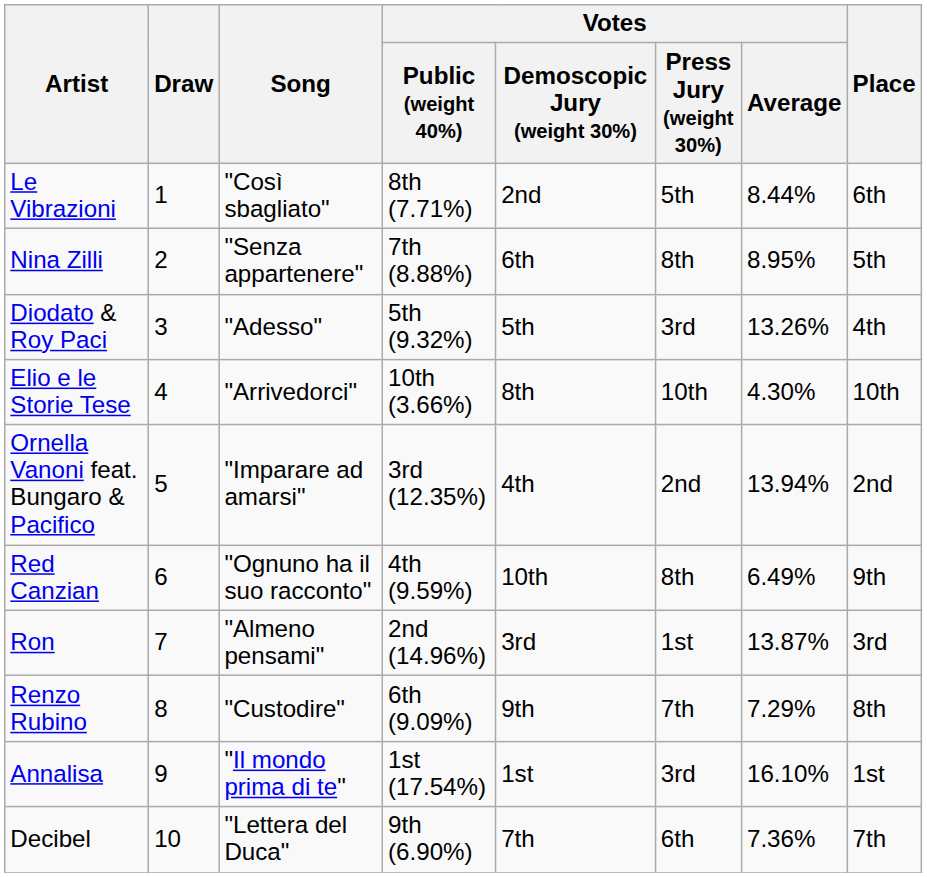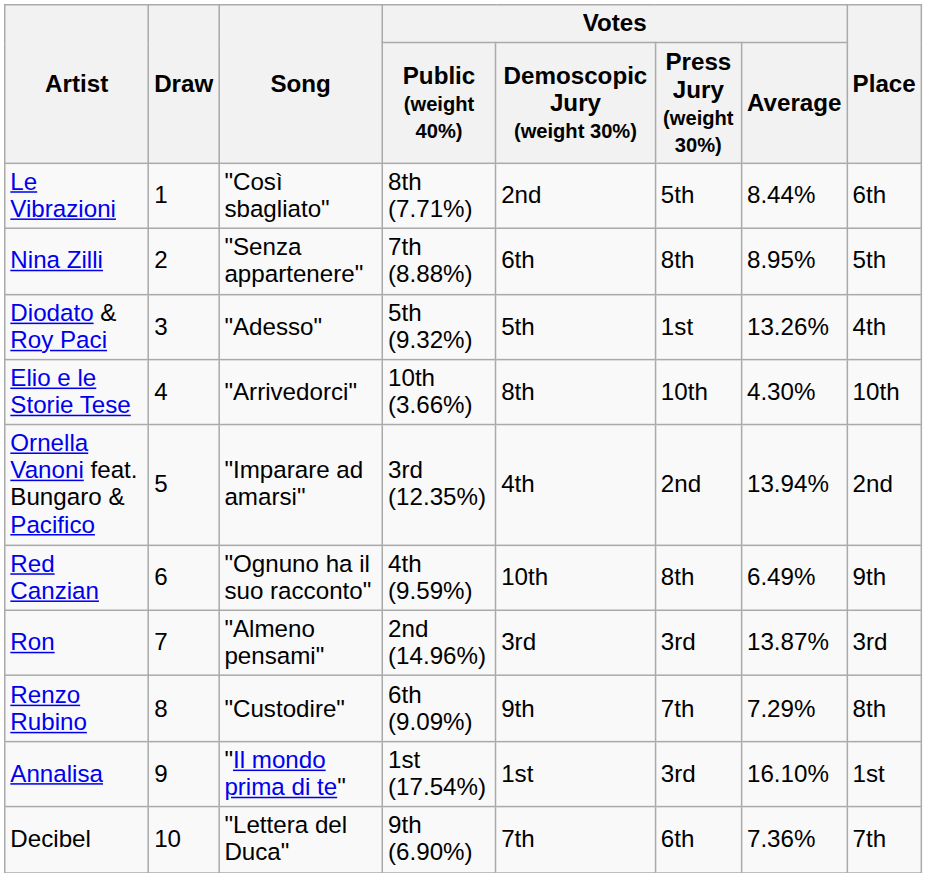(678, 326) 3rd -> (677, 326) 1st
(677, 642) 1st -> (678, 642) 3rd
